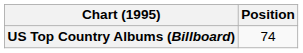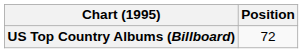(268, 36) 74 -> (268, 36) 72
